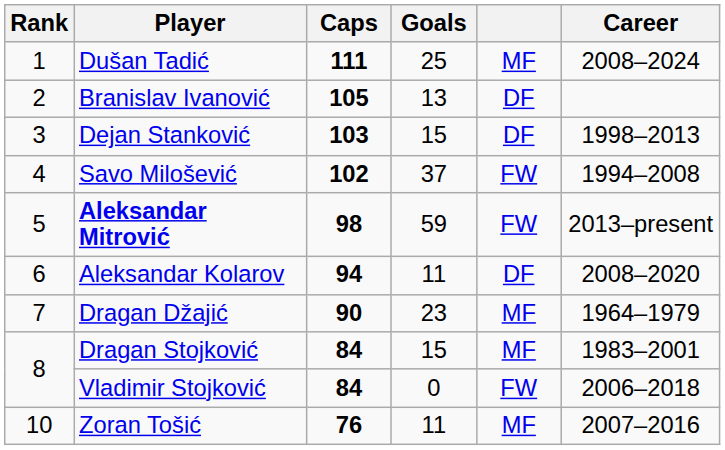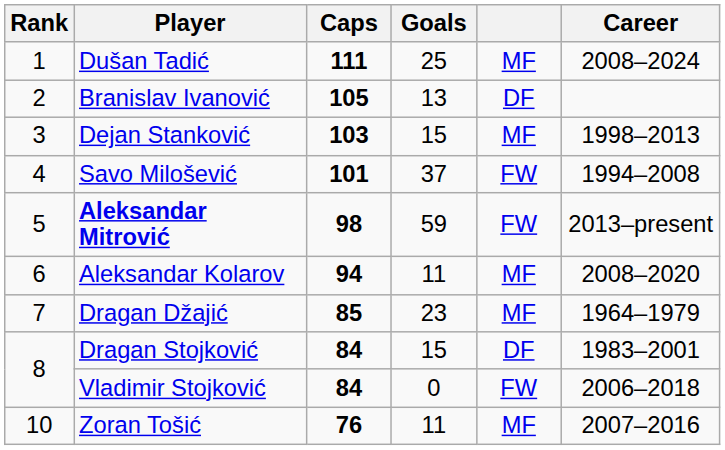(519, 135) DF -> (519, 135) MF
(349, 173) 102 -> (349, 173) 101
(519, 275) DF -> (519, 275) MF
(349, 312) 90 -> (349, 312) 85
(519, 350) MF -> (519, 350) DF
